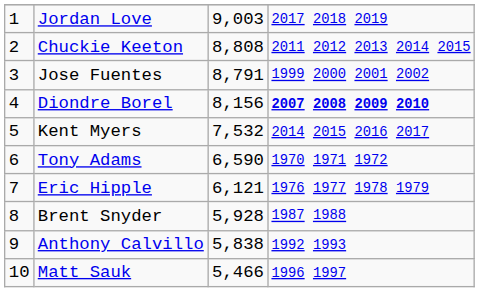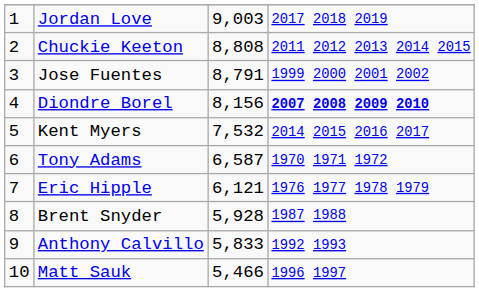(238, 160) 6,590 -> (238, 160) 6,587
(238, 244) 5,838 -> (238, 244) 5,833
